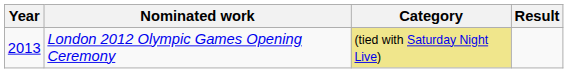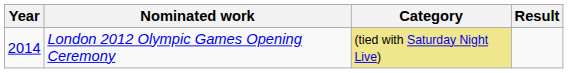(24, 47) 2013 -> (24, 47) 2014
